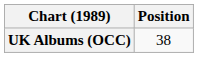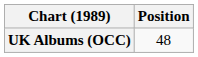(164, 40) 38 -> (164, 40) 48
